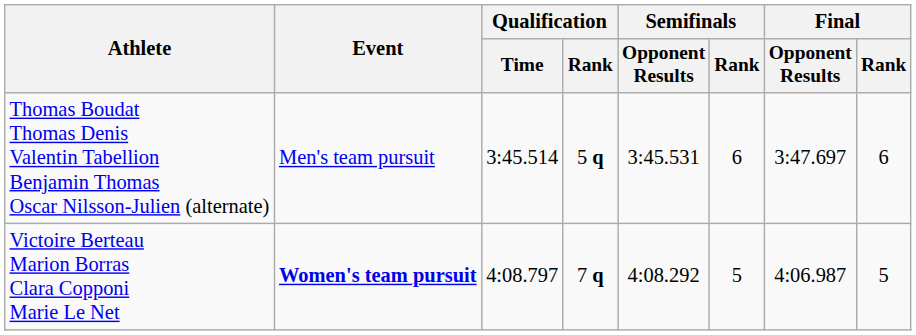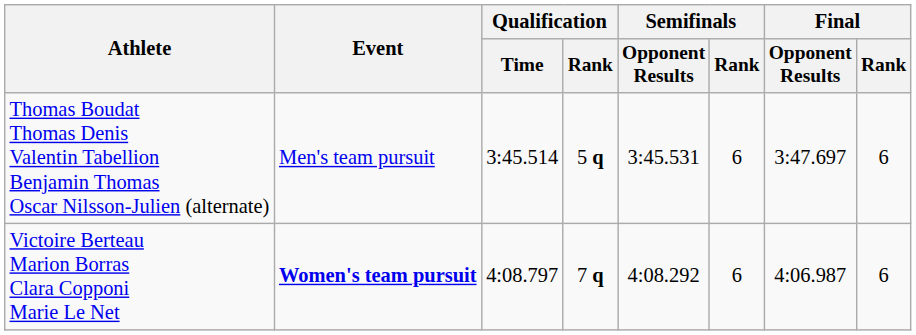(737, 276) 5 -> (737, 276) 6
(884, 276) 5 -> (884, 276) 6
